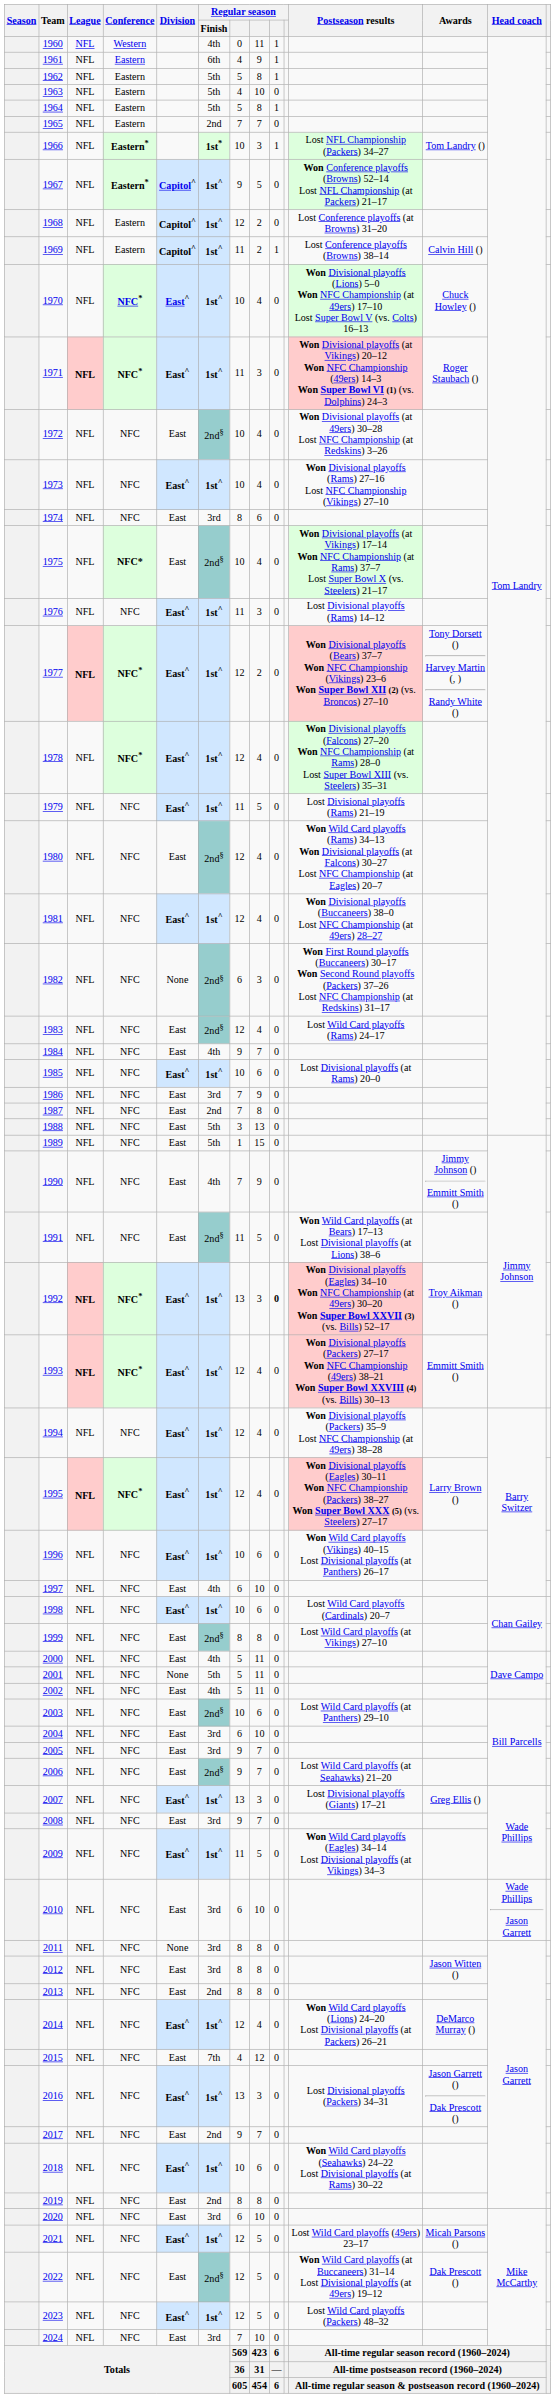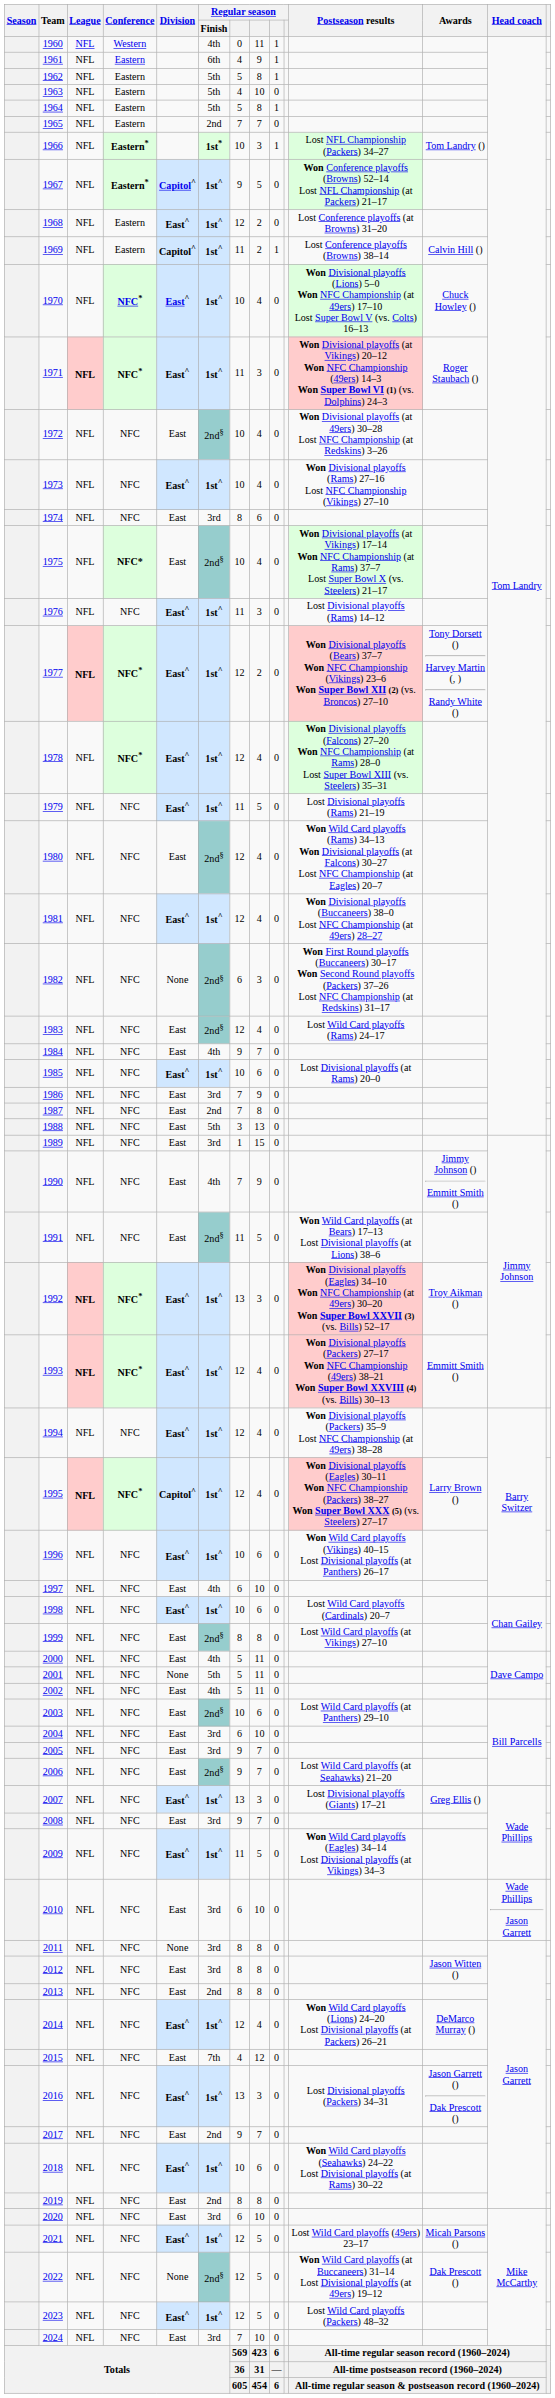(177, 223) Capitol^ -> (177, 223) East^
(214, 1143) 5th -> (214, 1143) 3rd
(277, 1298) bold -> (277, 1298) normal
(177, 1494) East^ -> (177, 1494) Capitol^
(177, 2277) East -> (177, 2277) None
